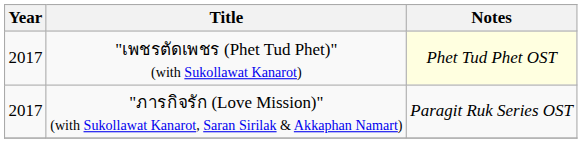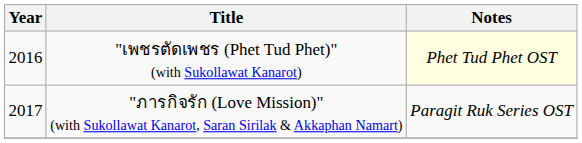(25, 58) 2017 -> (25, 58) 2016
